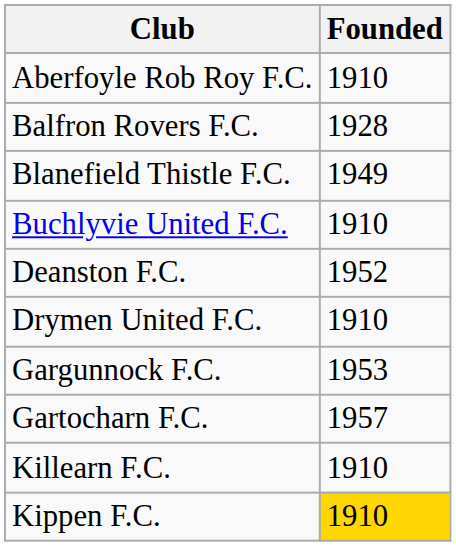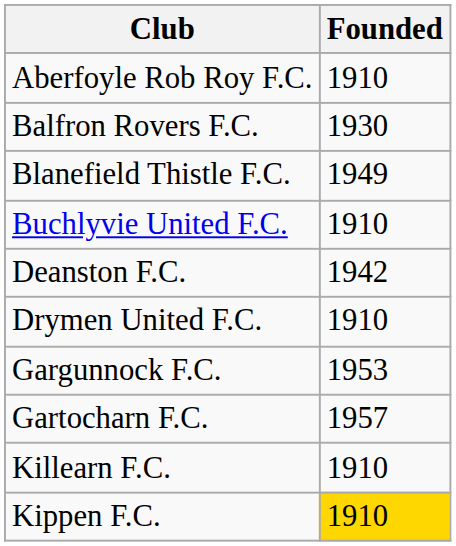(357, 126) 1928 -> (357, 126) 1930
(357, 272) 1952 -> (357, 272) 1942
